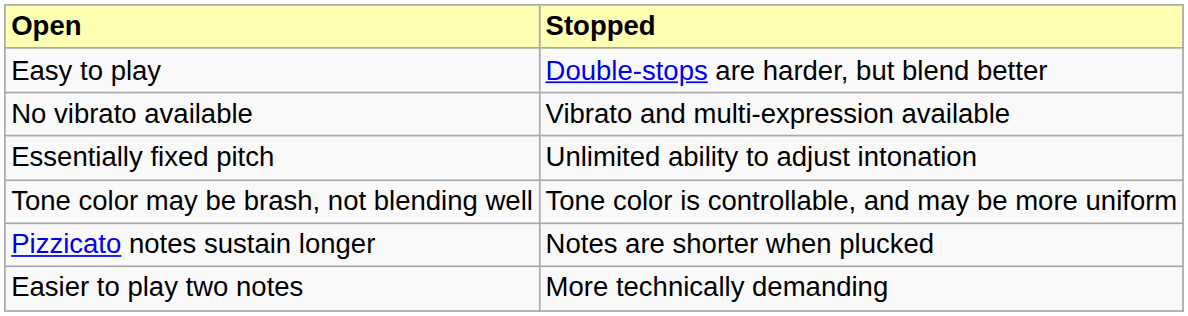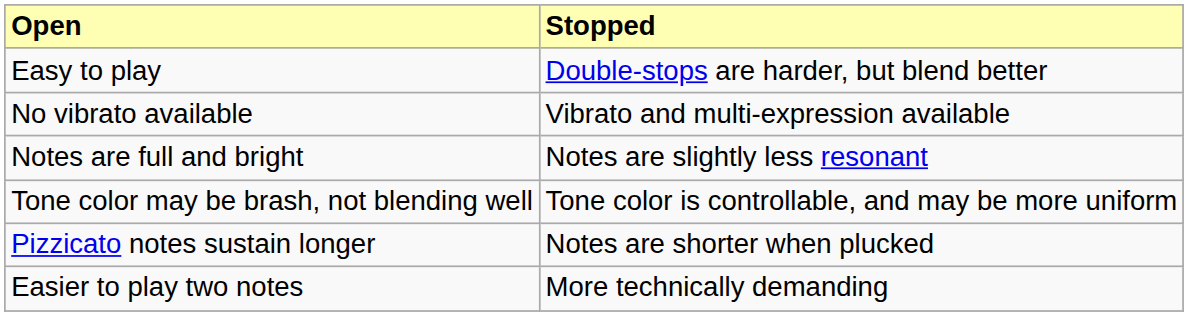- row: (143, 157)
+ row: (157, 157)
